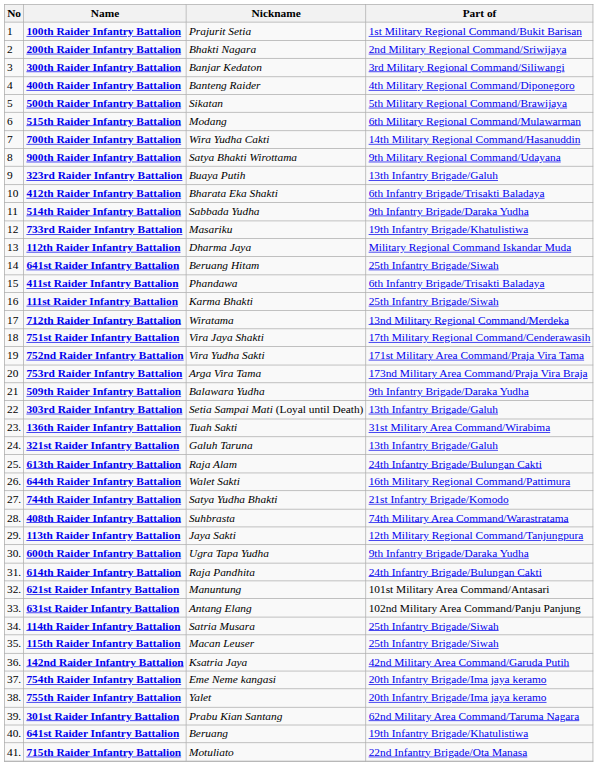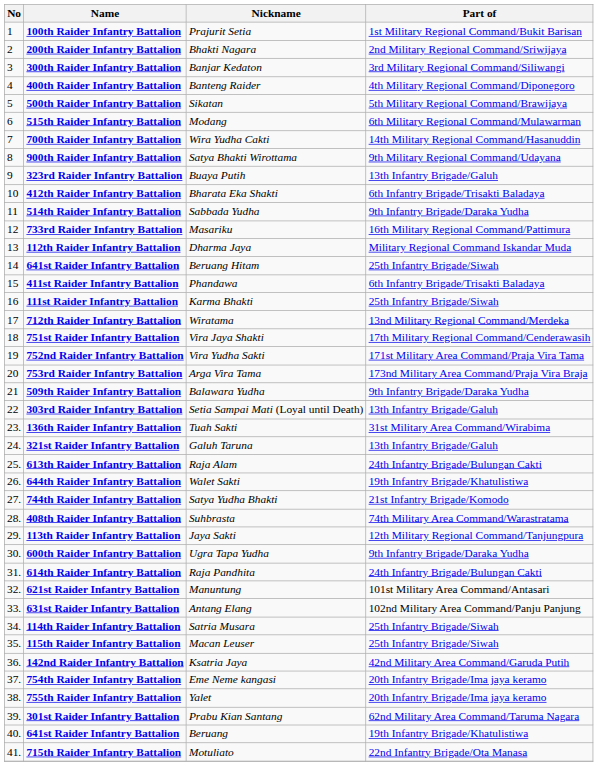(448, 229) 19th Infantry Brigade/Khatulistiwa -> (469, 229) 16th Military Regional Command/Pattimura
(469, 481) 16th Military Regional Command/Pattimura -> (448, 481) 19th Infantry Brigade/Khatulistiwa
